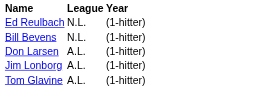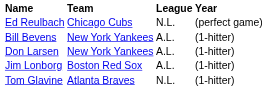+ column: (80, 8)
(126, 23) (1-hitter) -> (229, 23) (perfect game)
(77, 37) N.L. -> (165, 37) A.L.
(76, 80) A.L. -> (166, 80) N.L.
